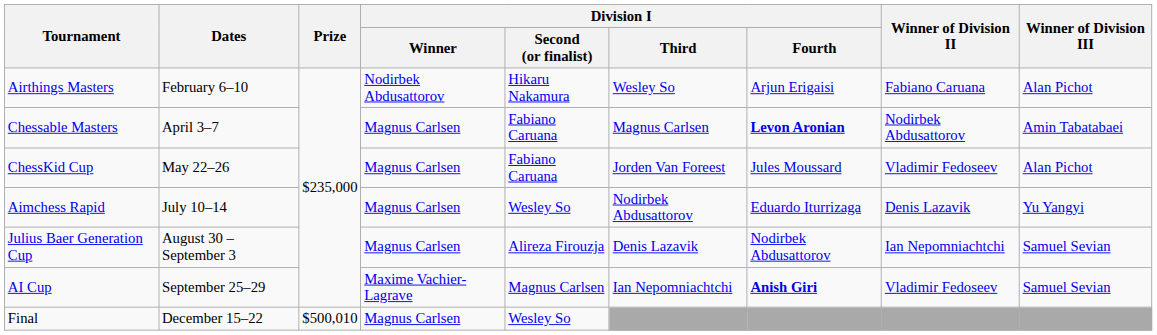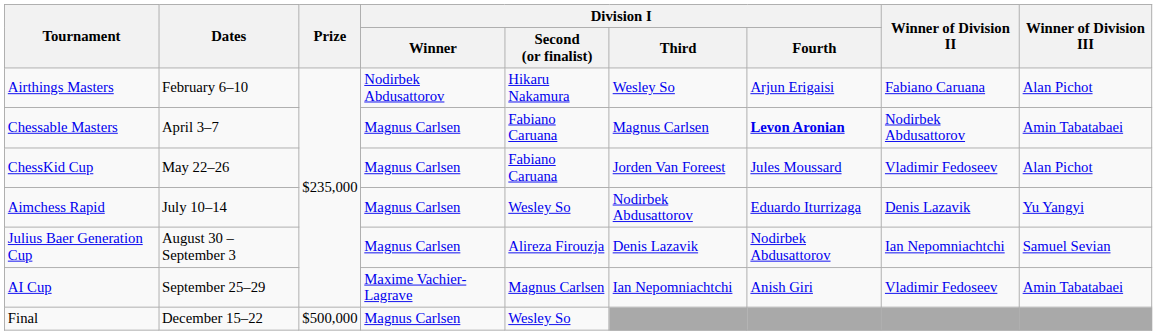(784, 287) bold -> (782, 287) normal
(1067, 287) Samuel Sevian -> (1073, 287) Amin Tabatabaei
(330, 318) $500,010 -> (330, 318) $500,000
